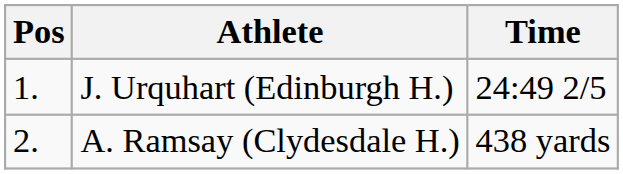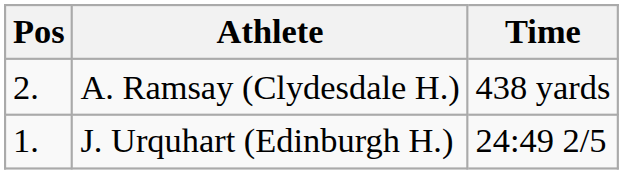rows swapped: (267, 86) <-> (270, 140)
